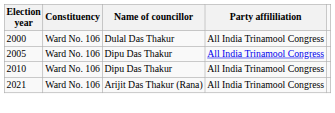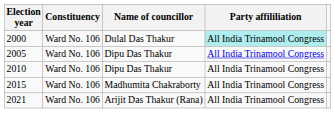(266, 38) no background -> (266, 38) paleturquoise background
+ row: (16, 85)
